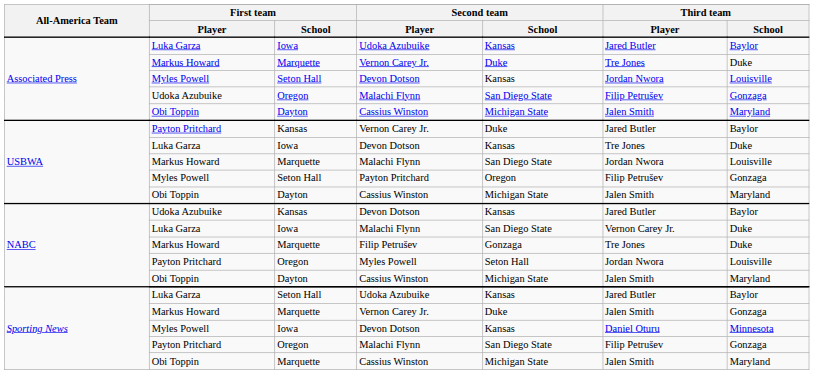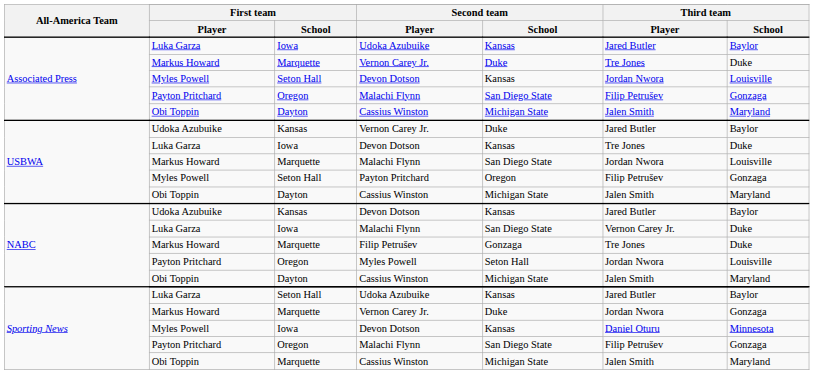(187, 95) Udoka Azubuike -> (186, 95) Payton Pritchard
(186, 129) Payton Pritchard -> (187, 129) Udoka Azubuike
(629, 311) Jalen Smith -> (634, 311) Jordan Nwora
